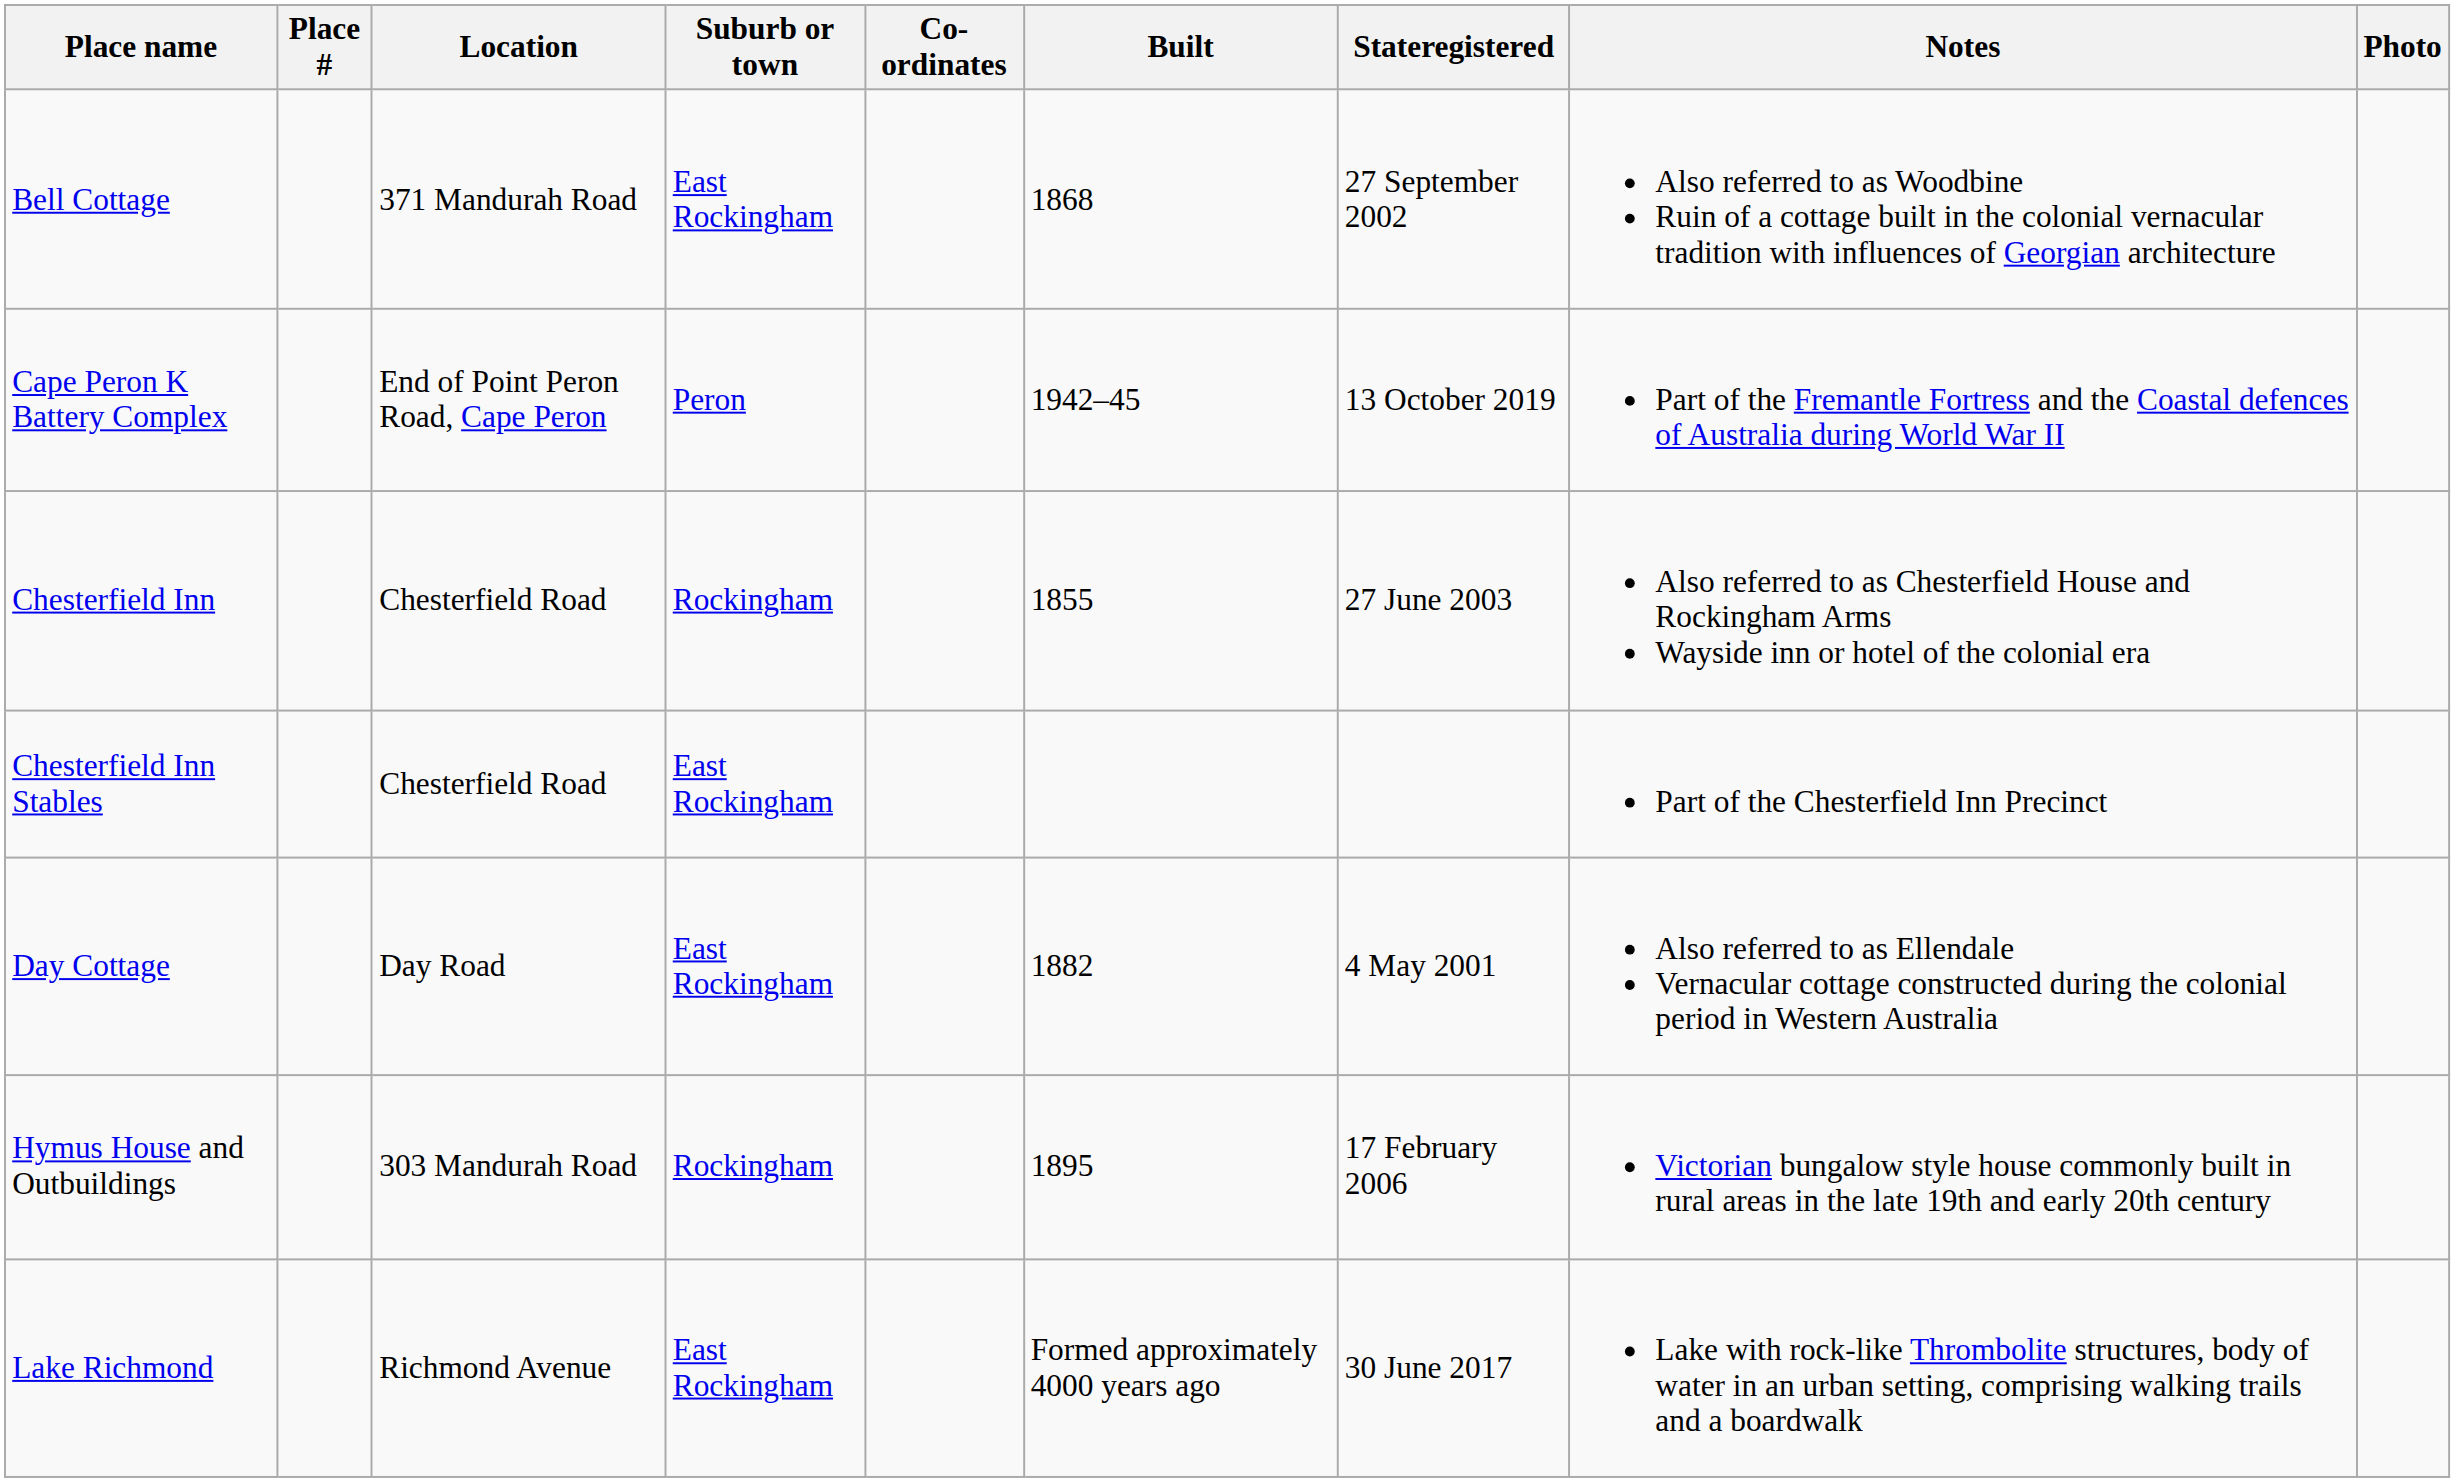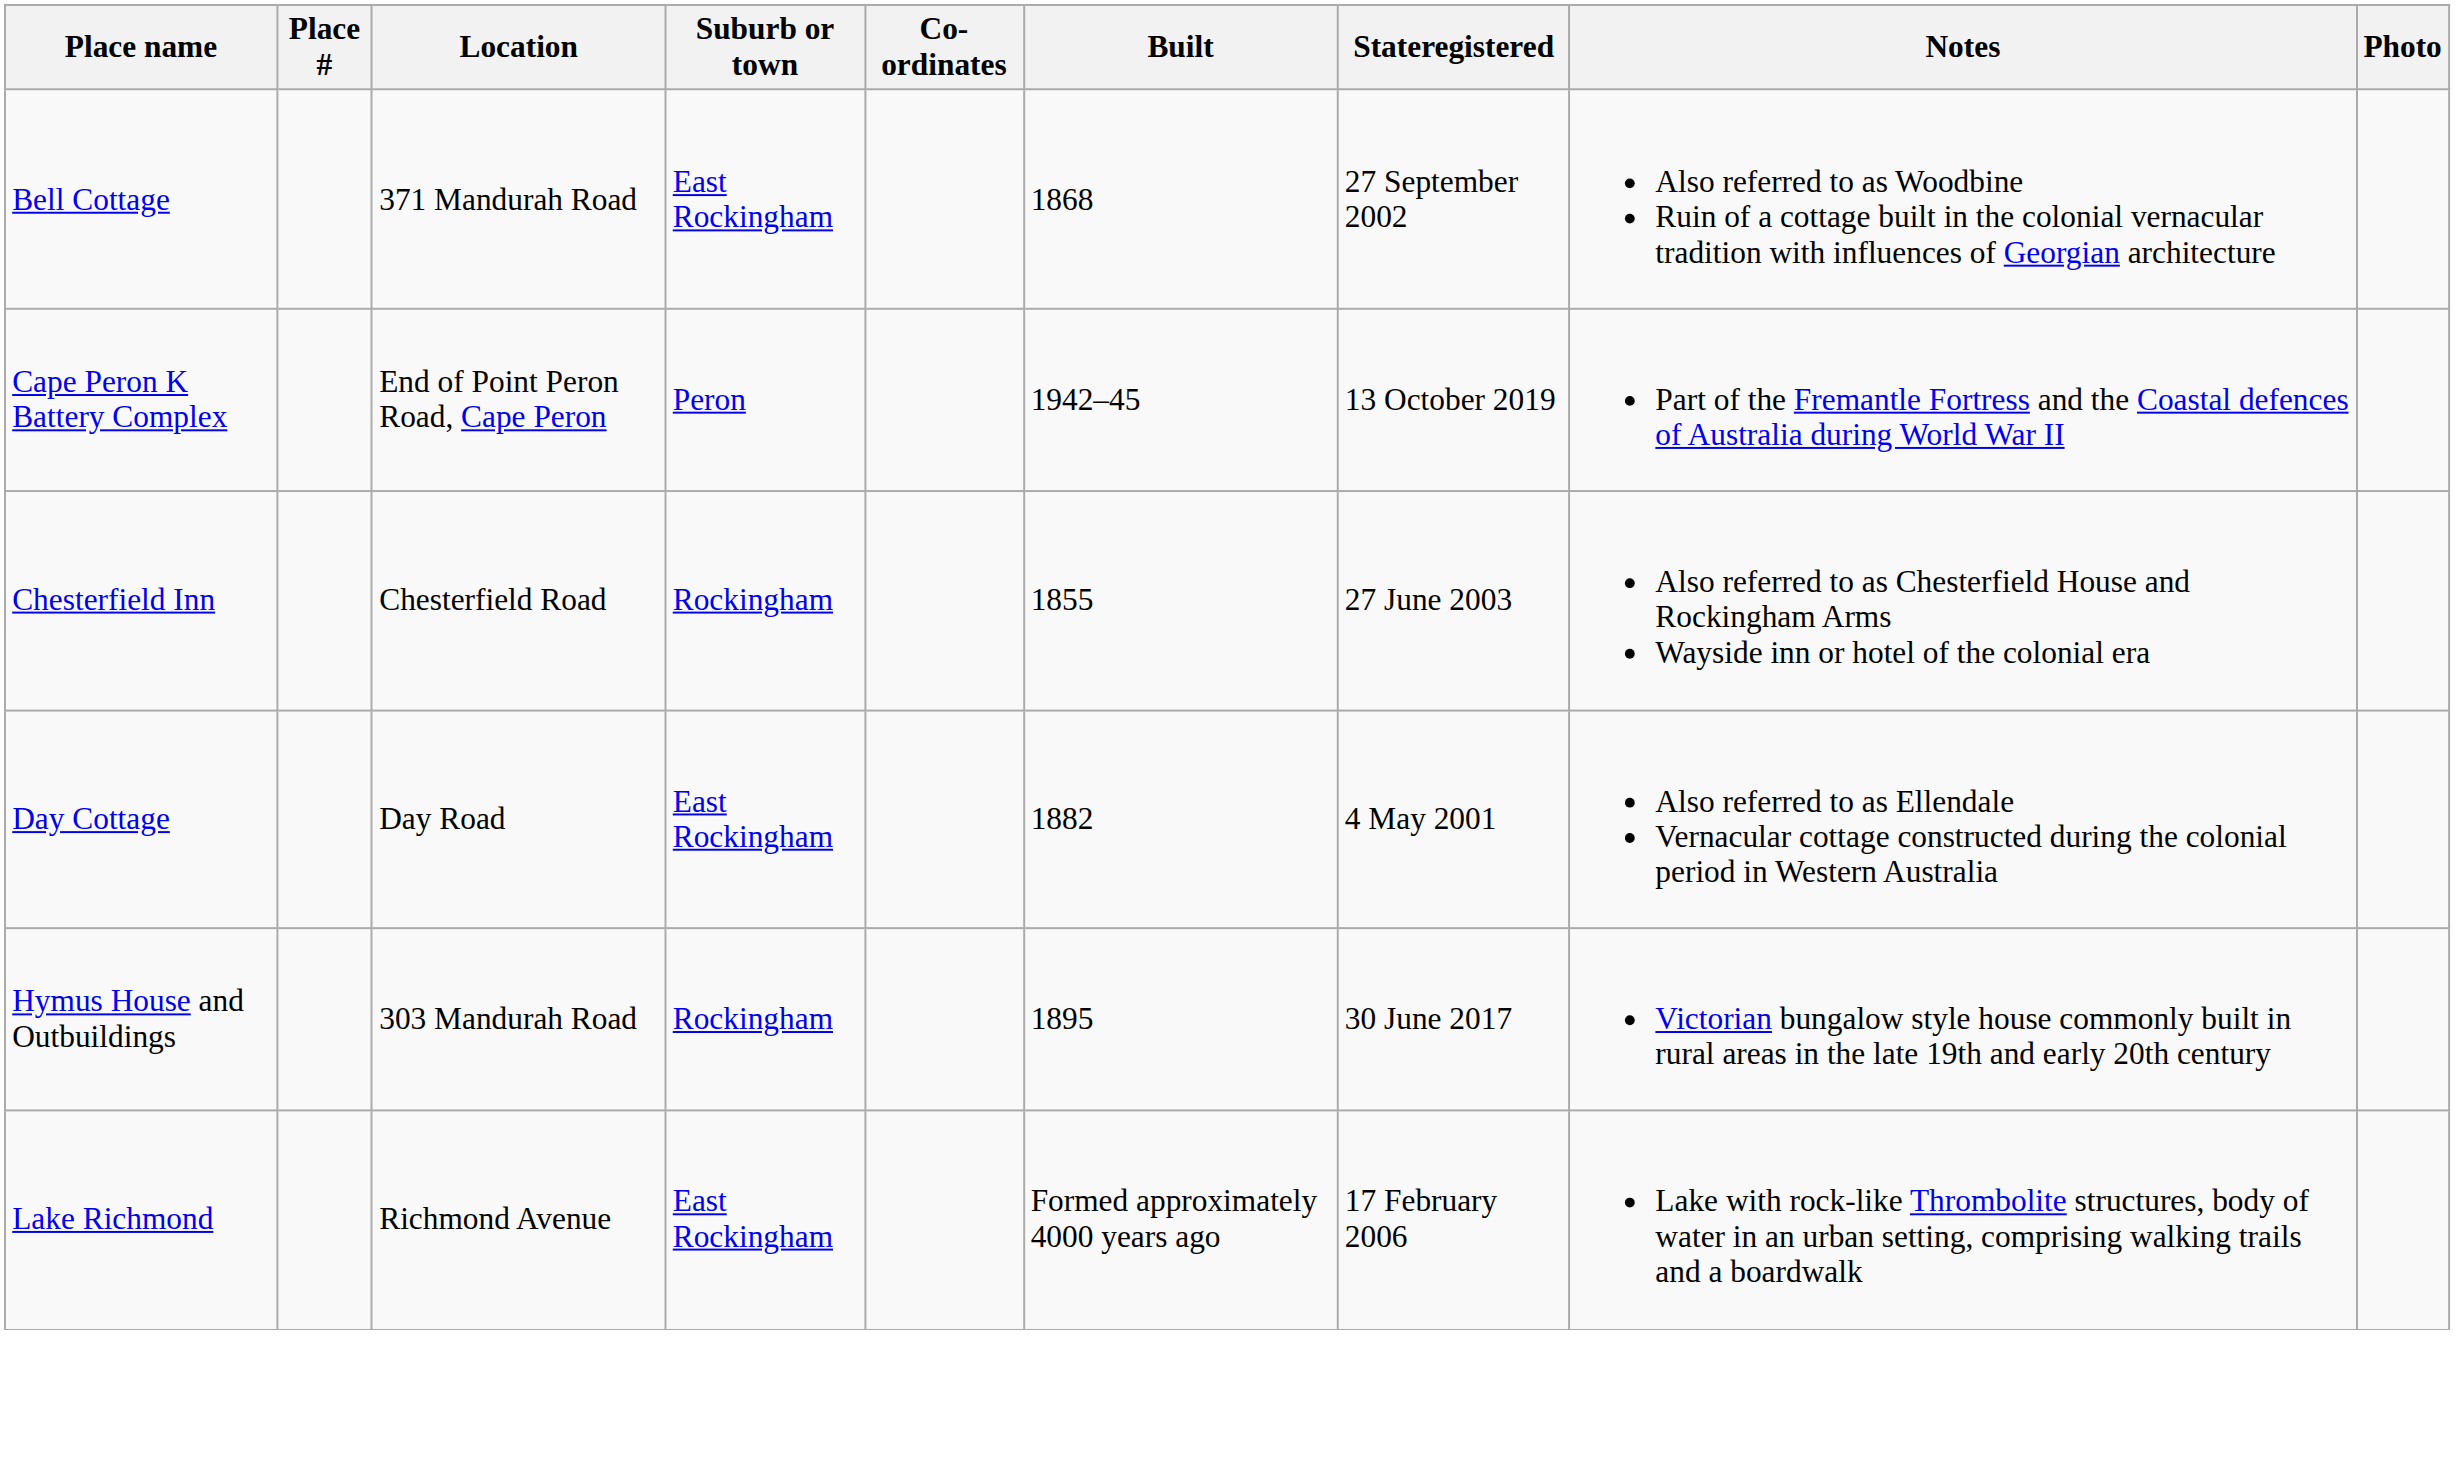- row: (114, 782)
(1421, 1166) 17 February 2006 -> (1428, 1018) 30 June 2017
(1428, 1367) 30 June 2017 -> (1421, 1219) 17 February 2006
